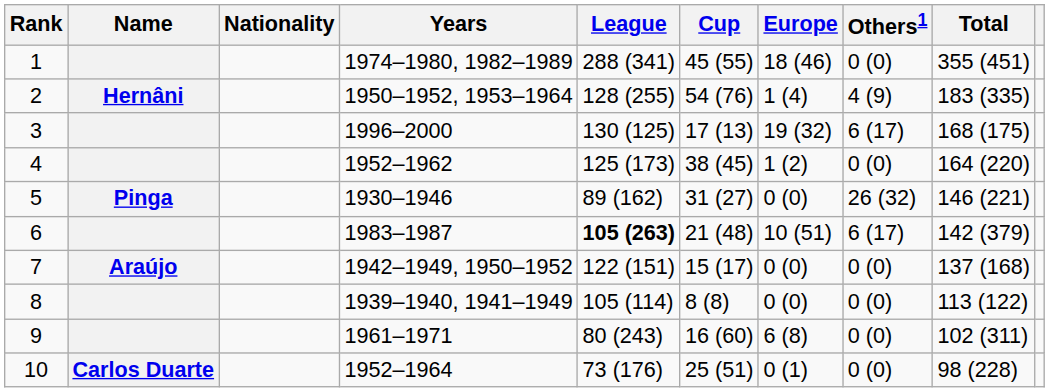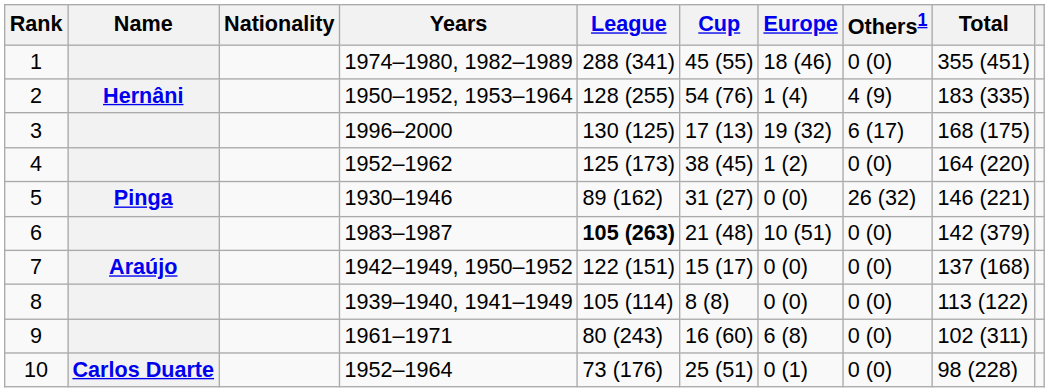(876, 233) 6 (17) -> (870, 233) 0 (0)
